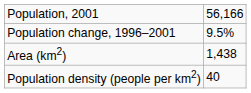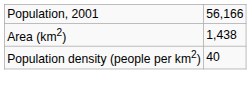- row: (91, 33)
